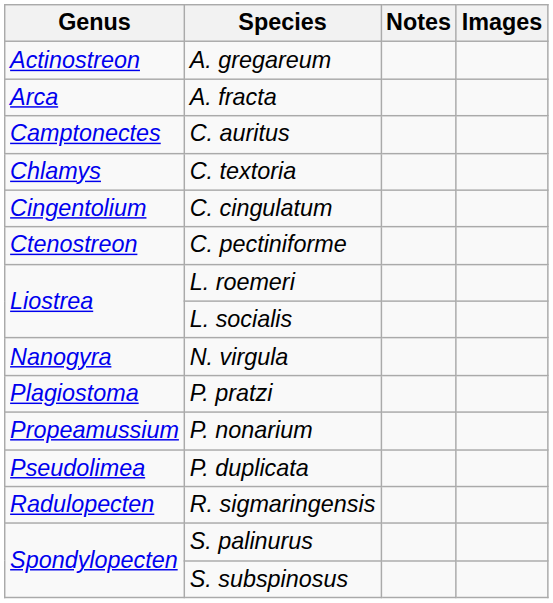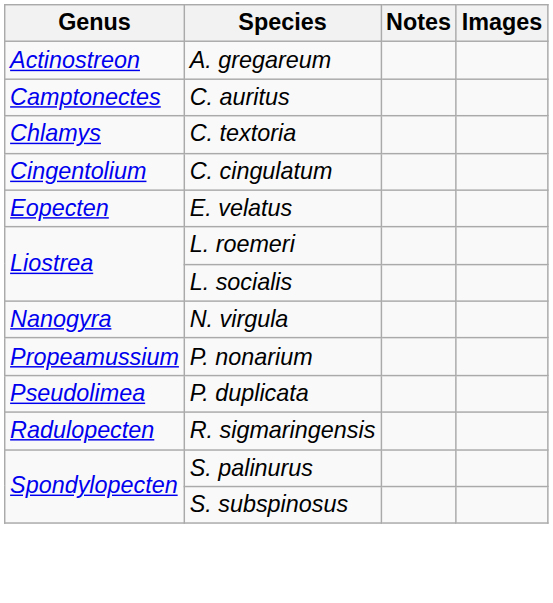- row: (233, 97)
- row: (268, 245)
+ row: (241, 208)
- row: (231, 393)
